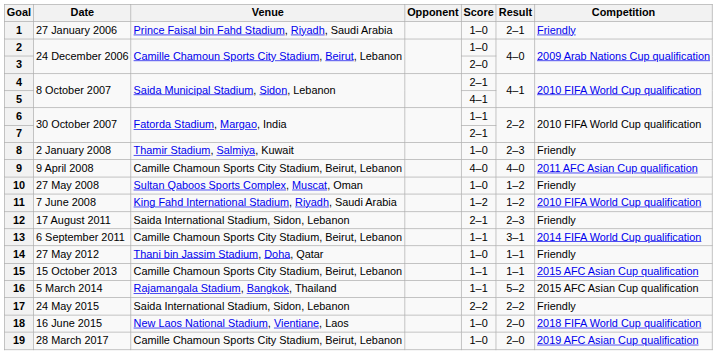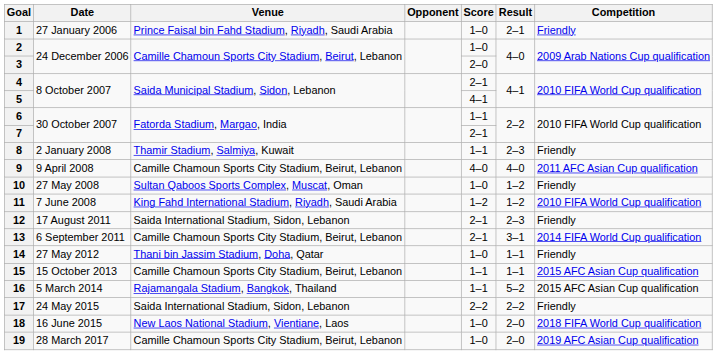(479, 151) 1–0 -> (479, 151) 1–1
(479, 237) 1–1 -> (479, 237) 2–1
